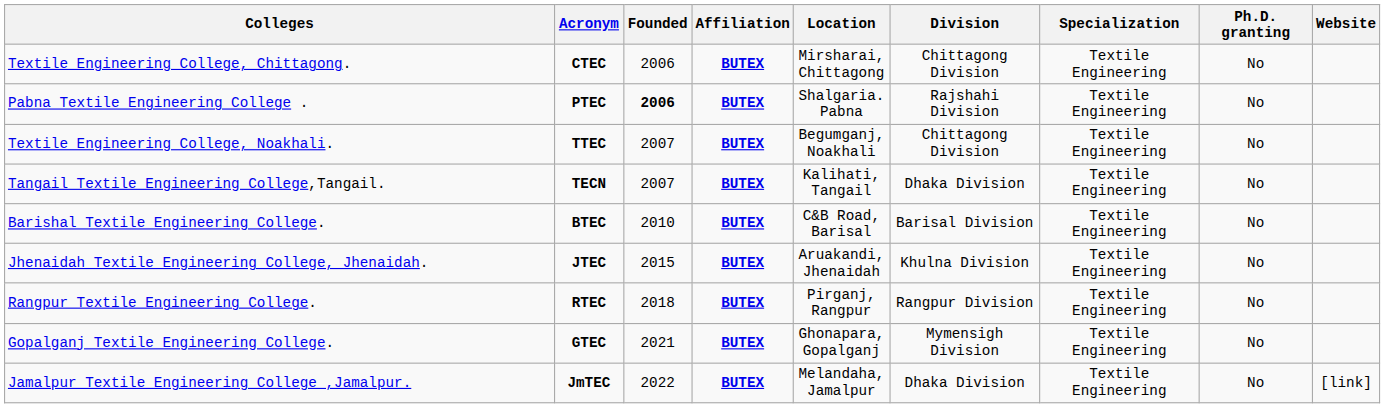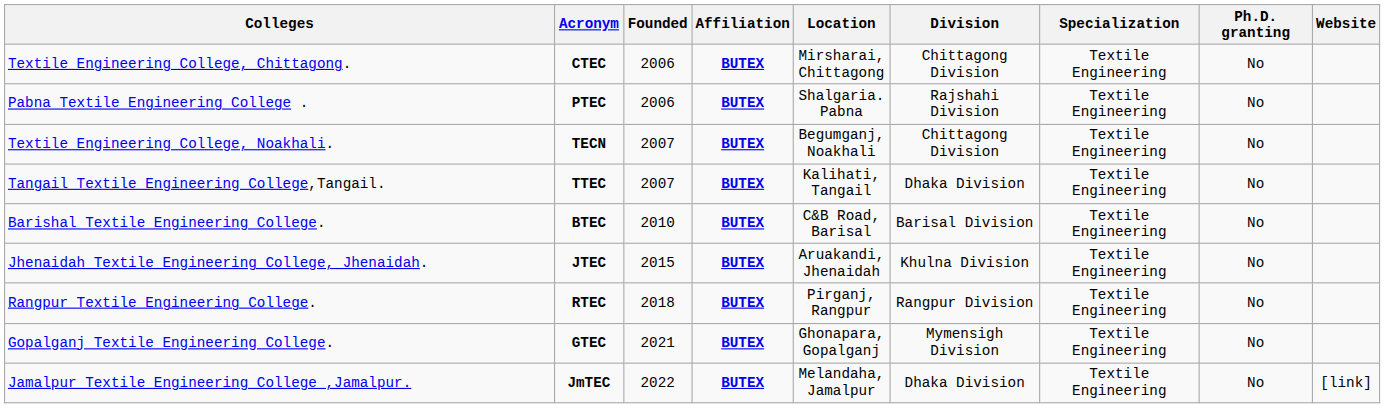(658, 104) bold -> (658, 104) normal
(589, 144) TTEC -> (589, 144) TECN
(589, 184) TECN -> (589, 184) TTEC
